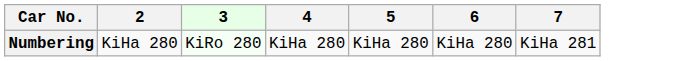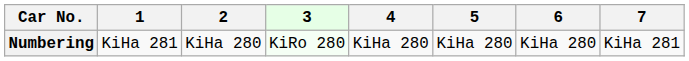+ column: (140, 18)
